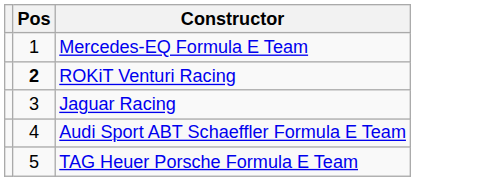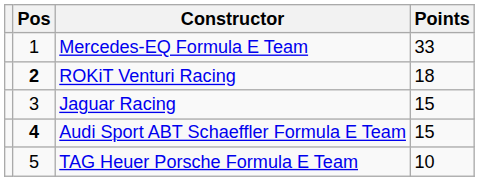+ column: (442, 19)
(34, 133) normal -> (34, 133) bold
